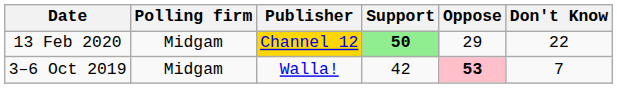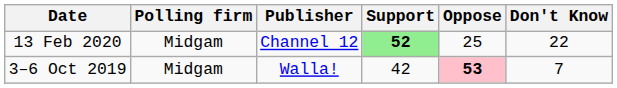(309, 43) gold background -> (309, 43) no background
(401, 43) 50 -> (401, 43) 52
(472, 43) 29 -> (472, 43) 25
